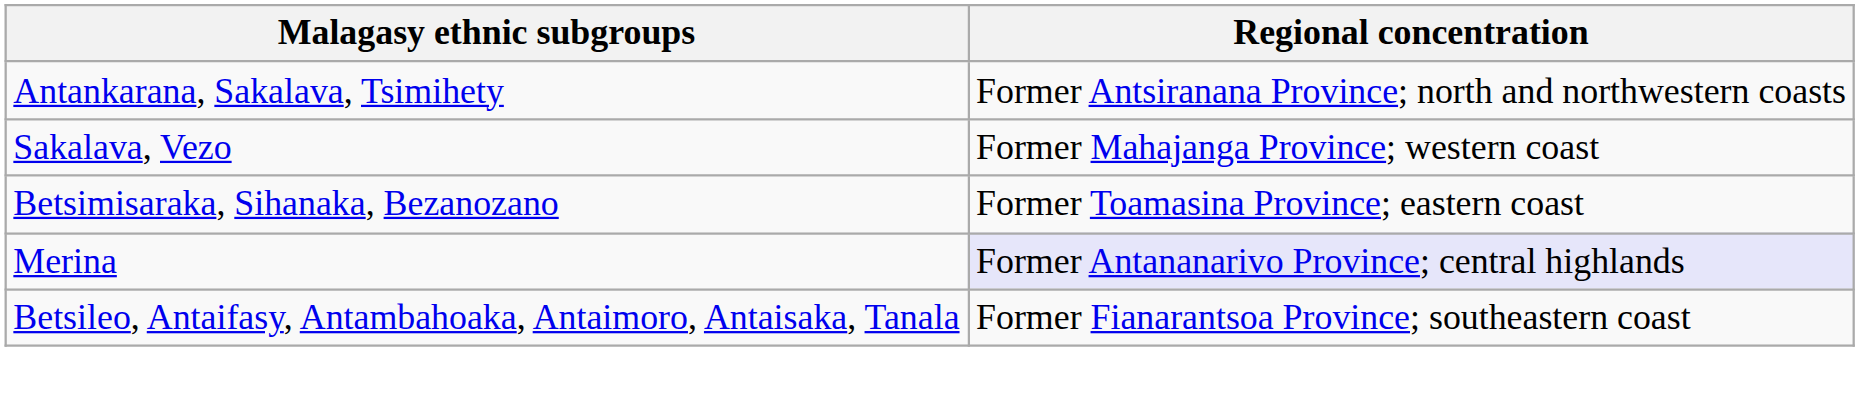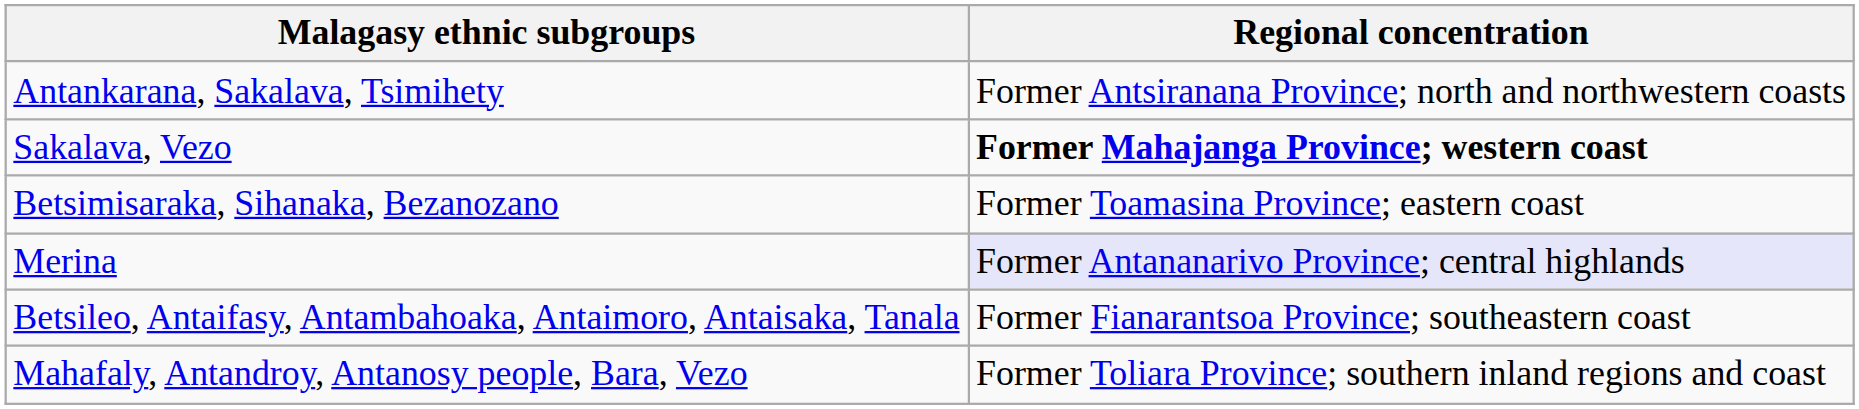(1288, 146) normal -> (1312, 146) bold
+ row: (380, 373)
